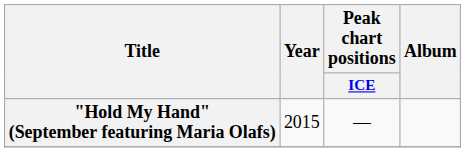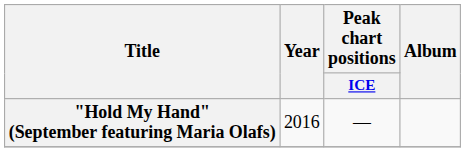(302, 122) 2015 -> (302, 122) 2016
